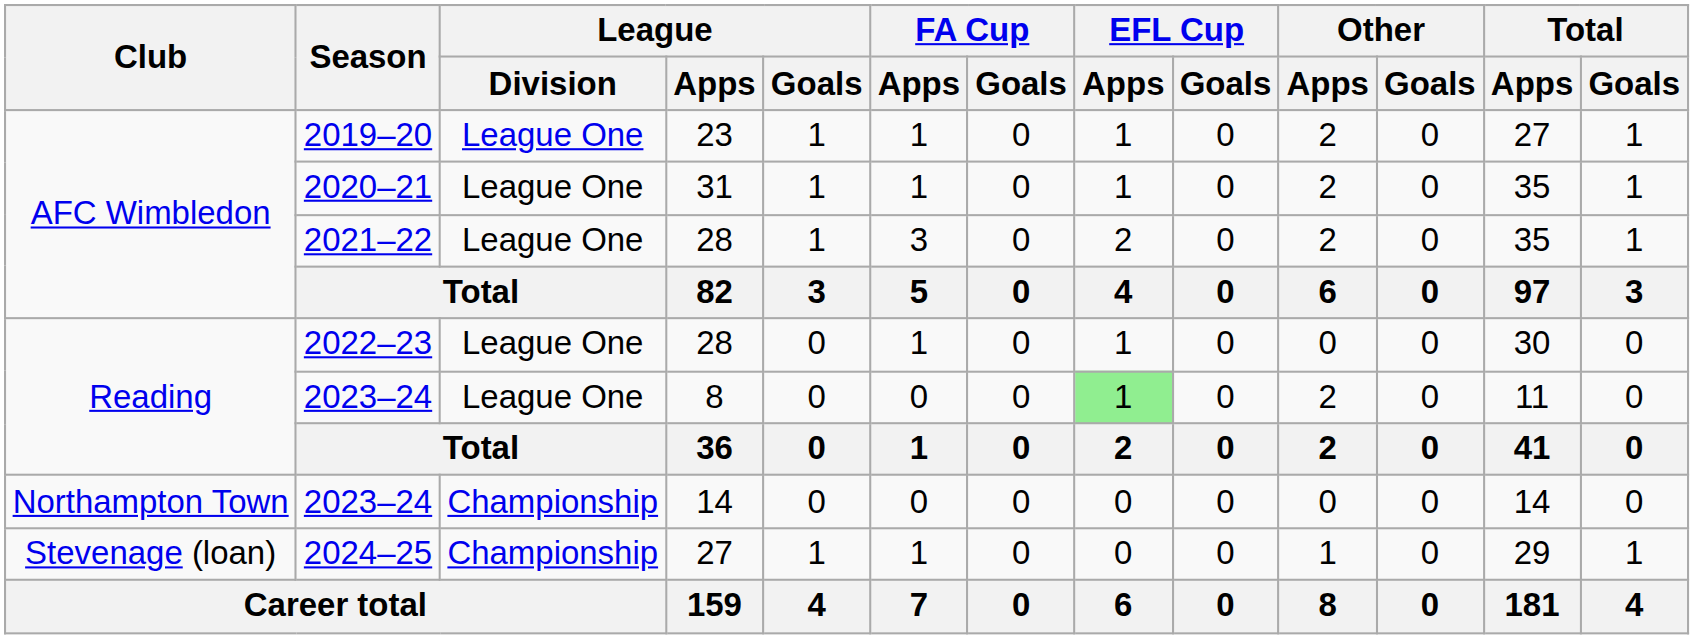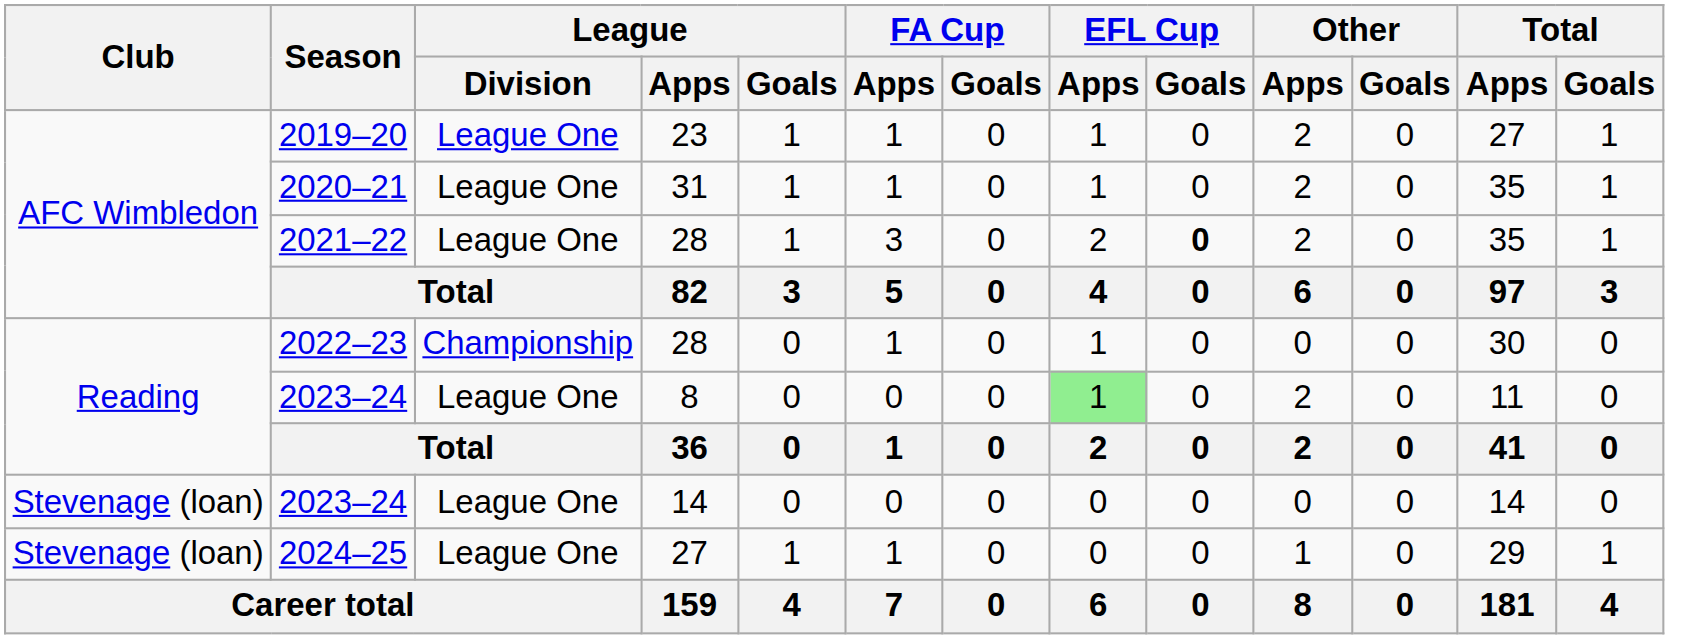(1225, 239) normal -> (1200, 239) bold
(553, 344) League One -> (528, 344) Championship
(151, 501) Northampton Town -> (138, 501) Stevenage (loan)
(553, 501) Championship -> (528, 501) League One
(553, 553) Championship -> (528, 553) League One
